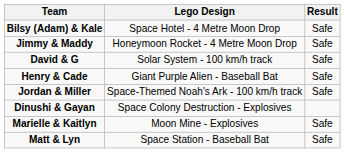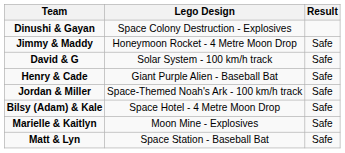rows swapped: (55, 108) <-> (55, 28)
